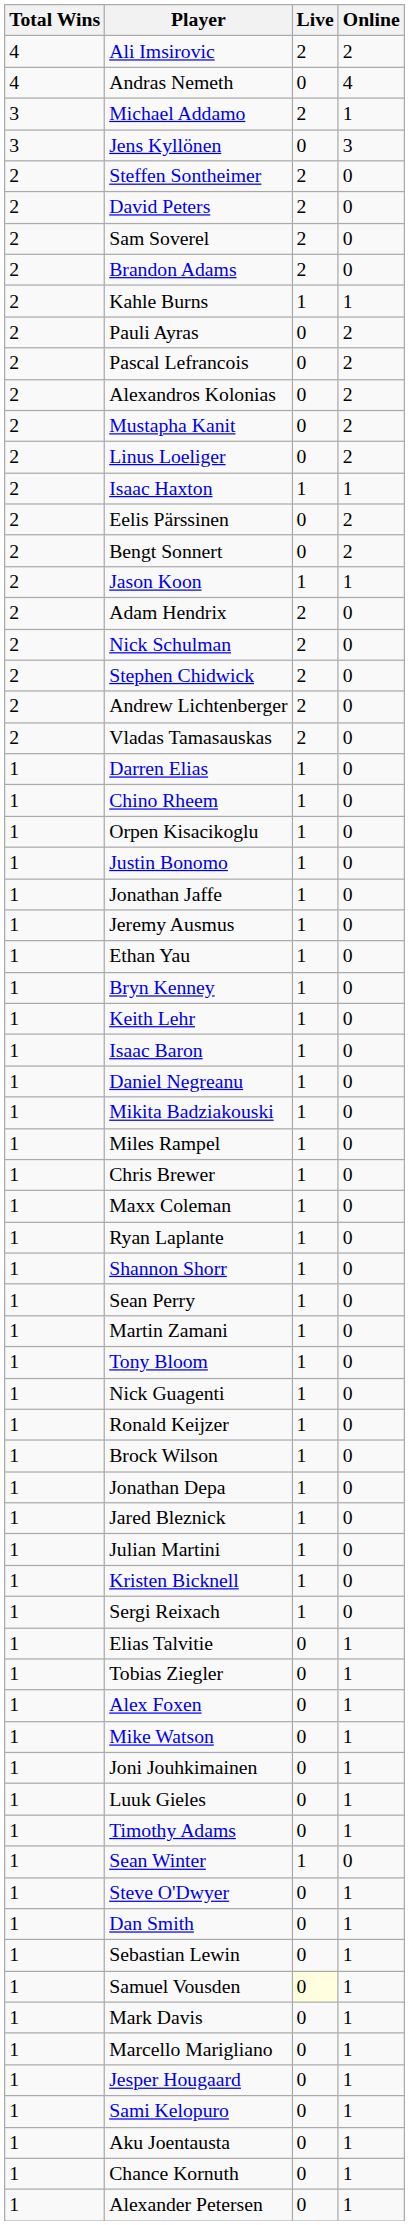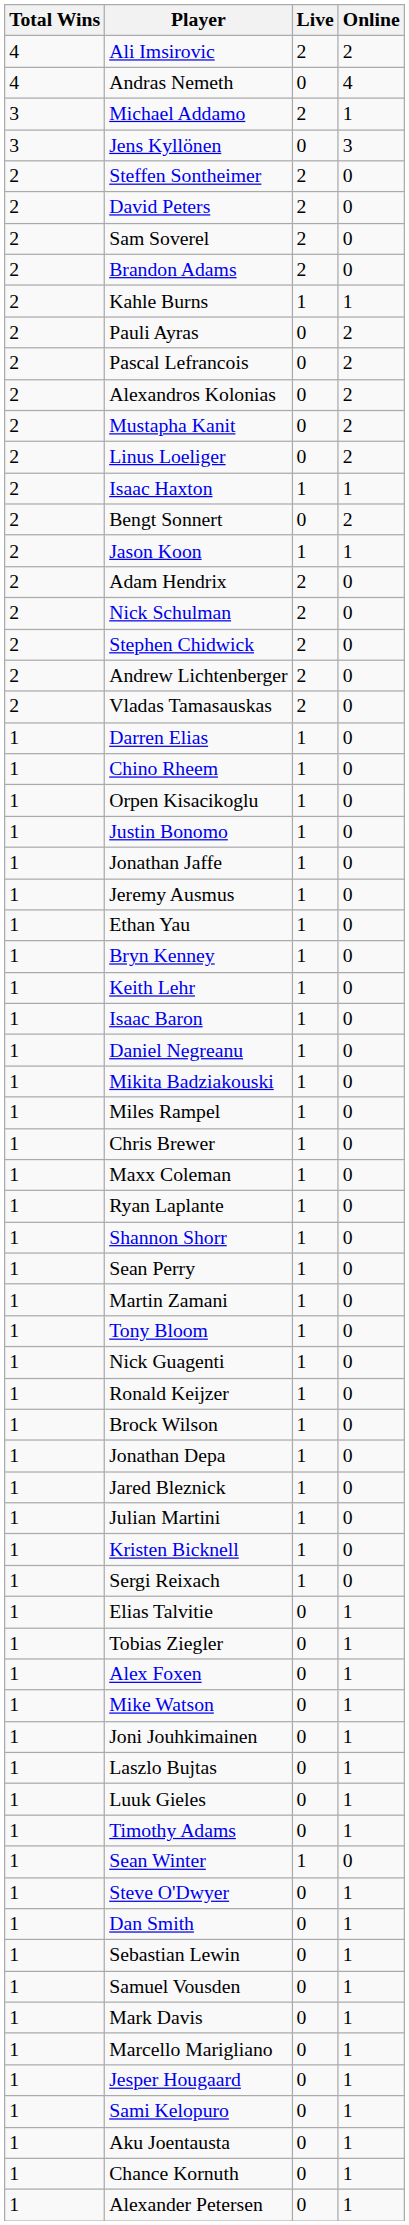- row: (169, 519)
+ row: (163, 1767)
(302, 1986) lightyellow background -> (302, 1986) no background
